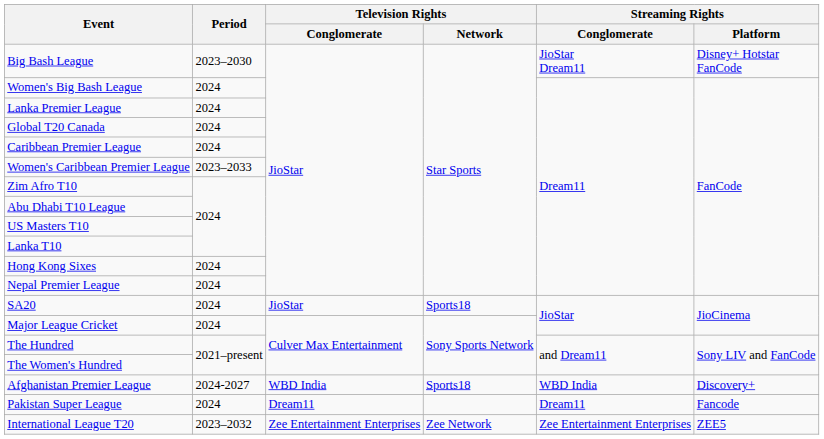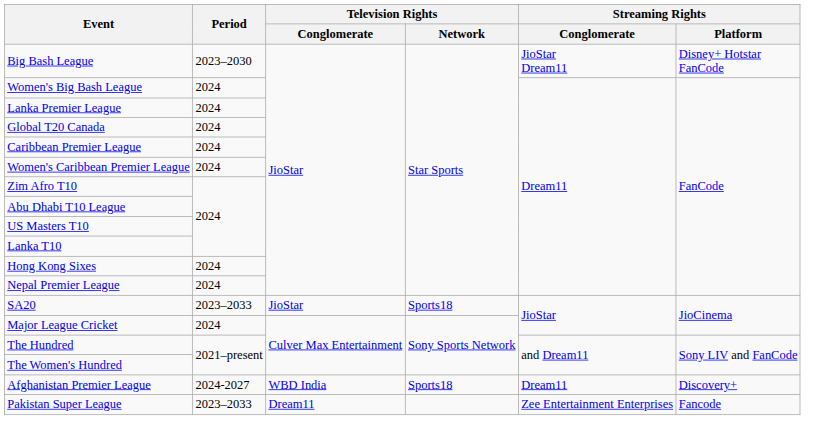(224, 166) 2023–2033 -> (208, 166) 2024
(208, 305) 2024 -> (224, 305) 2023–2033
(568, 384) WBD India -> (544, 384) Dream11
(208, 404) 2024 -> (224, 404) 2023–2033
(562, 404) Dream11 -> (597, 404) Zee Entertainment Enterprises
- row: (71, 424)
